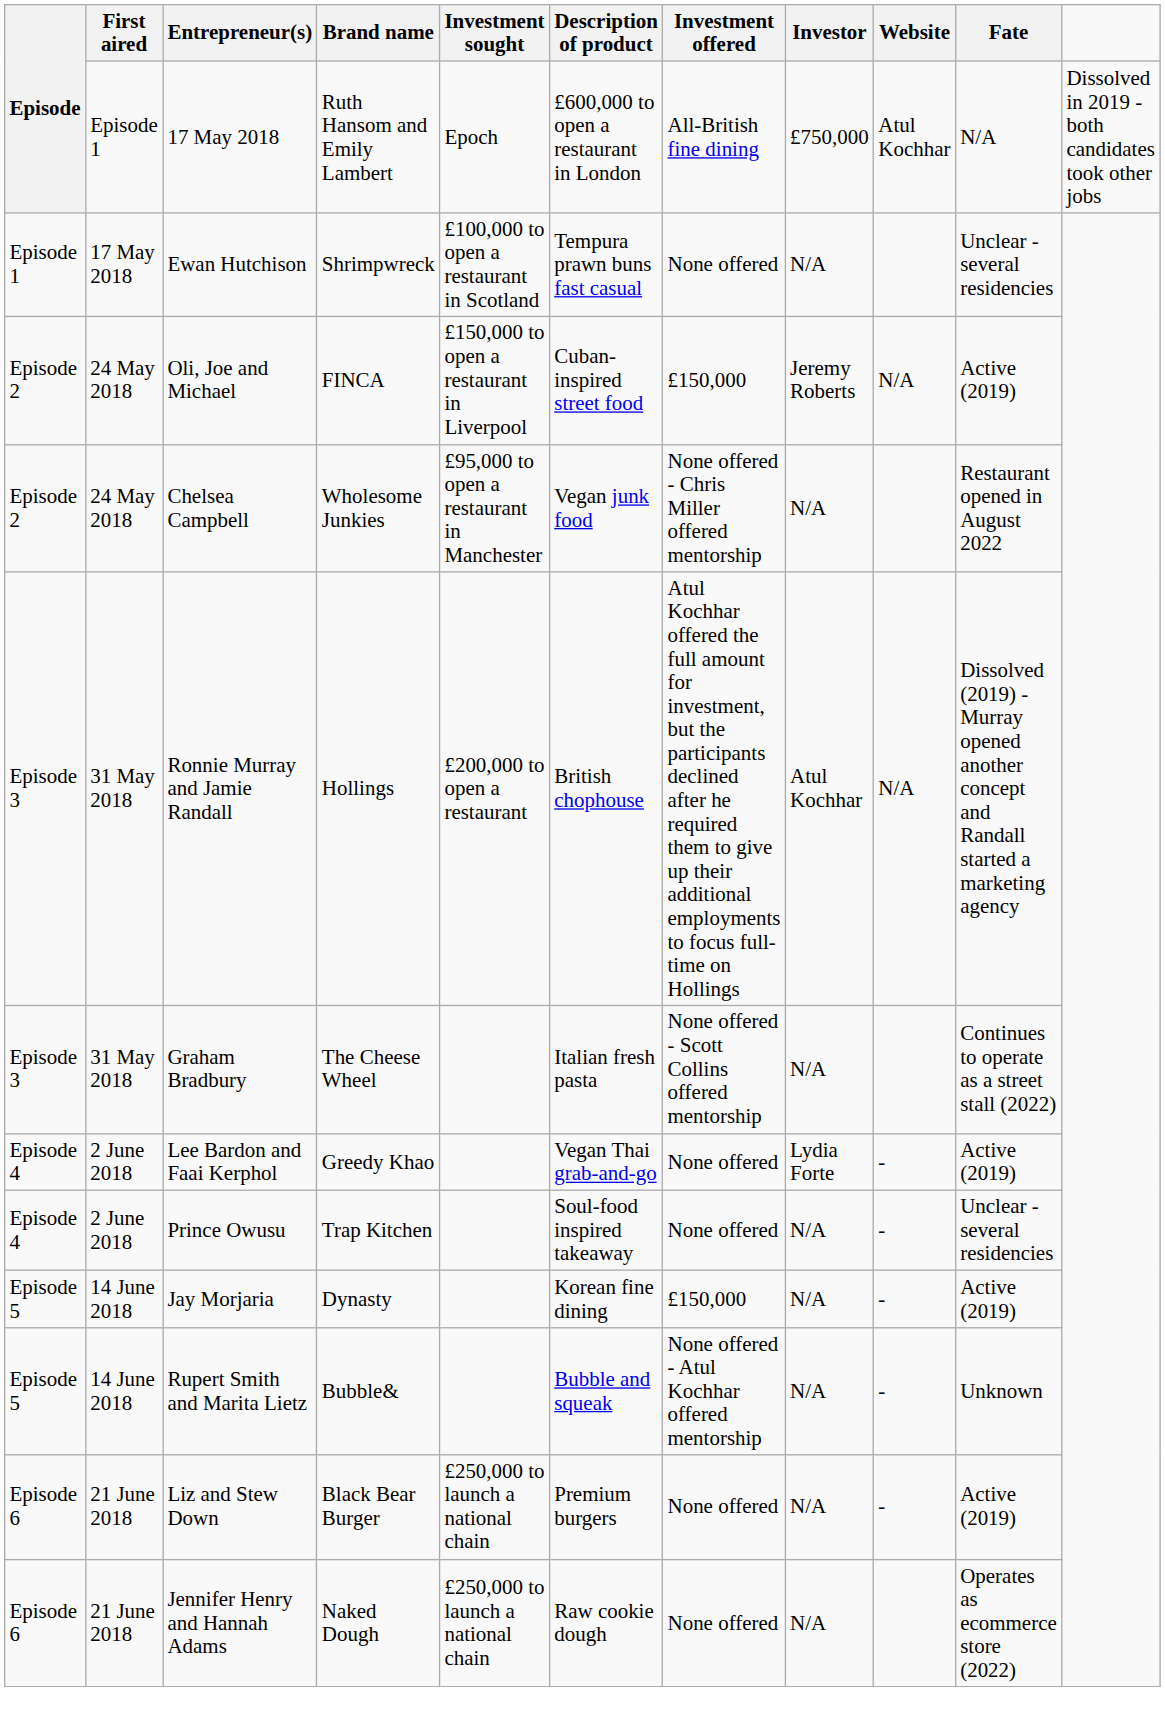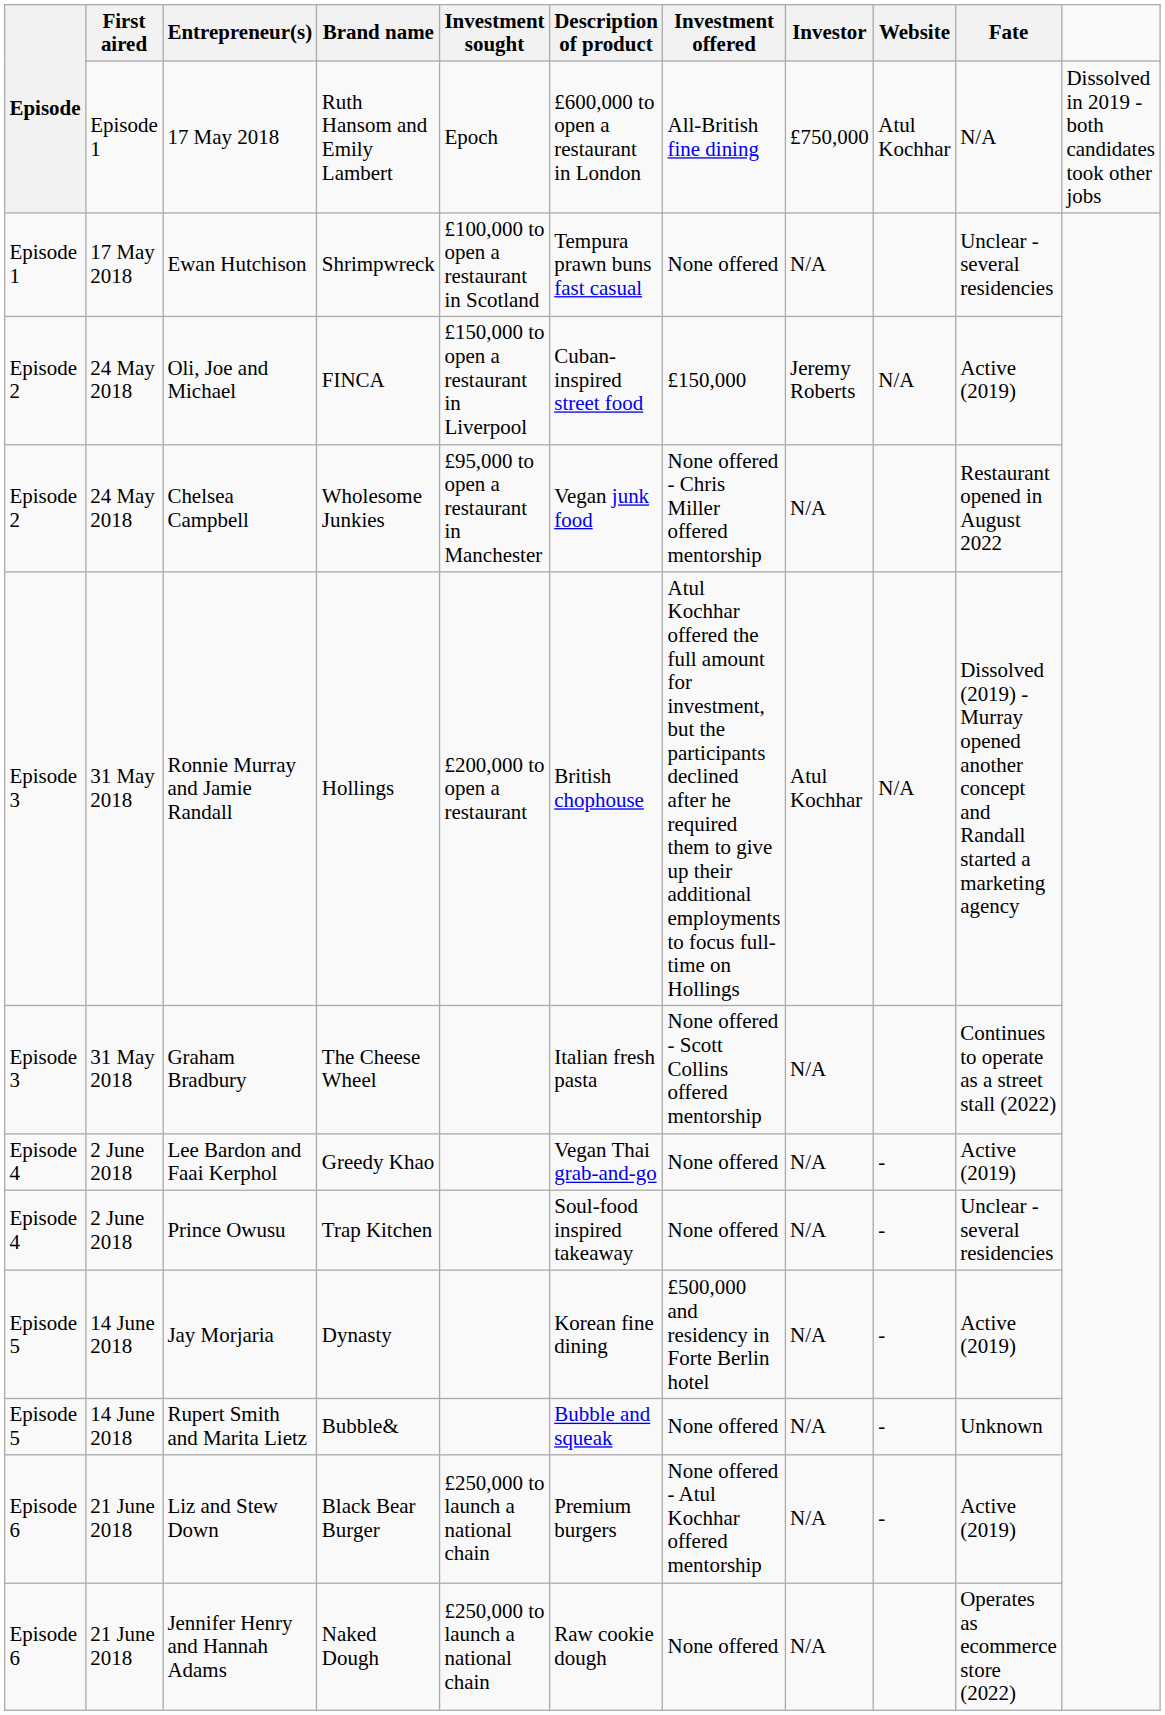(814, 1161) Lydia Forte -> (808, 1161) N/A
(707, 1298) £150,000 -> (718, 1334) £500,000 and residency in Forte Berlin hotel
(723, 1391) None offered - Atul Kochhar offered mentorship -> (723, 1426) None offered
(723, 1506) None offered -> (723, 1518) None offered - Atul Kochhar offered mentorship
